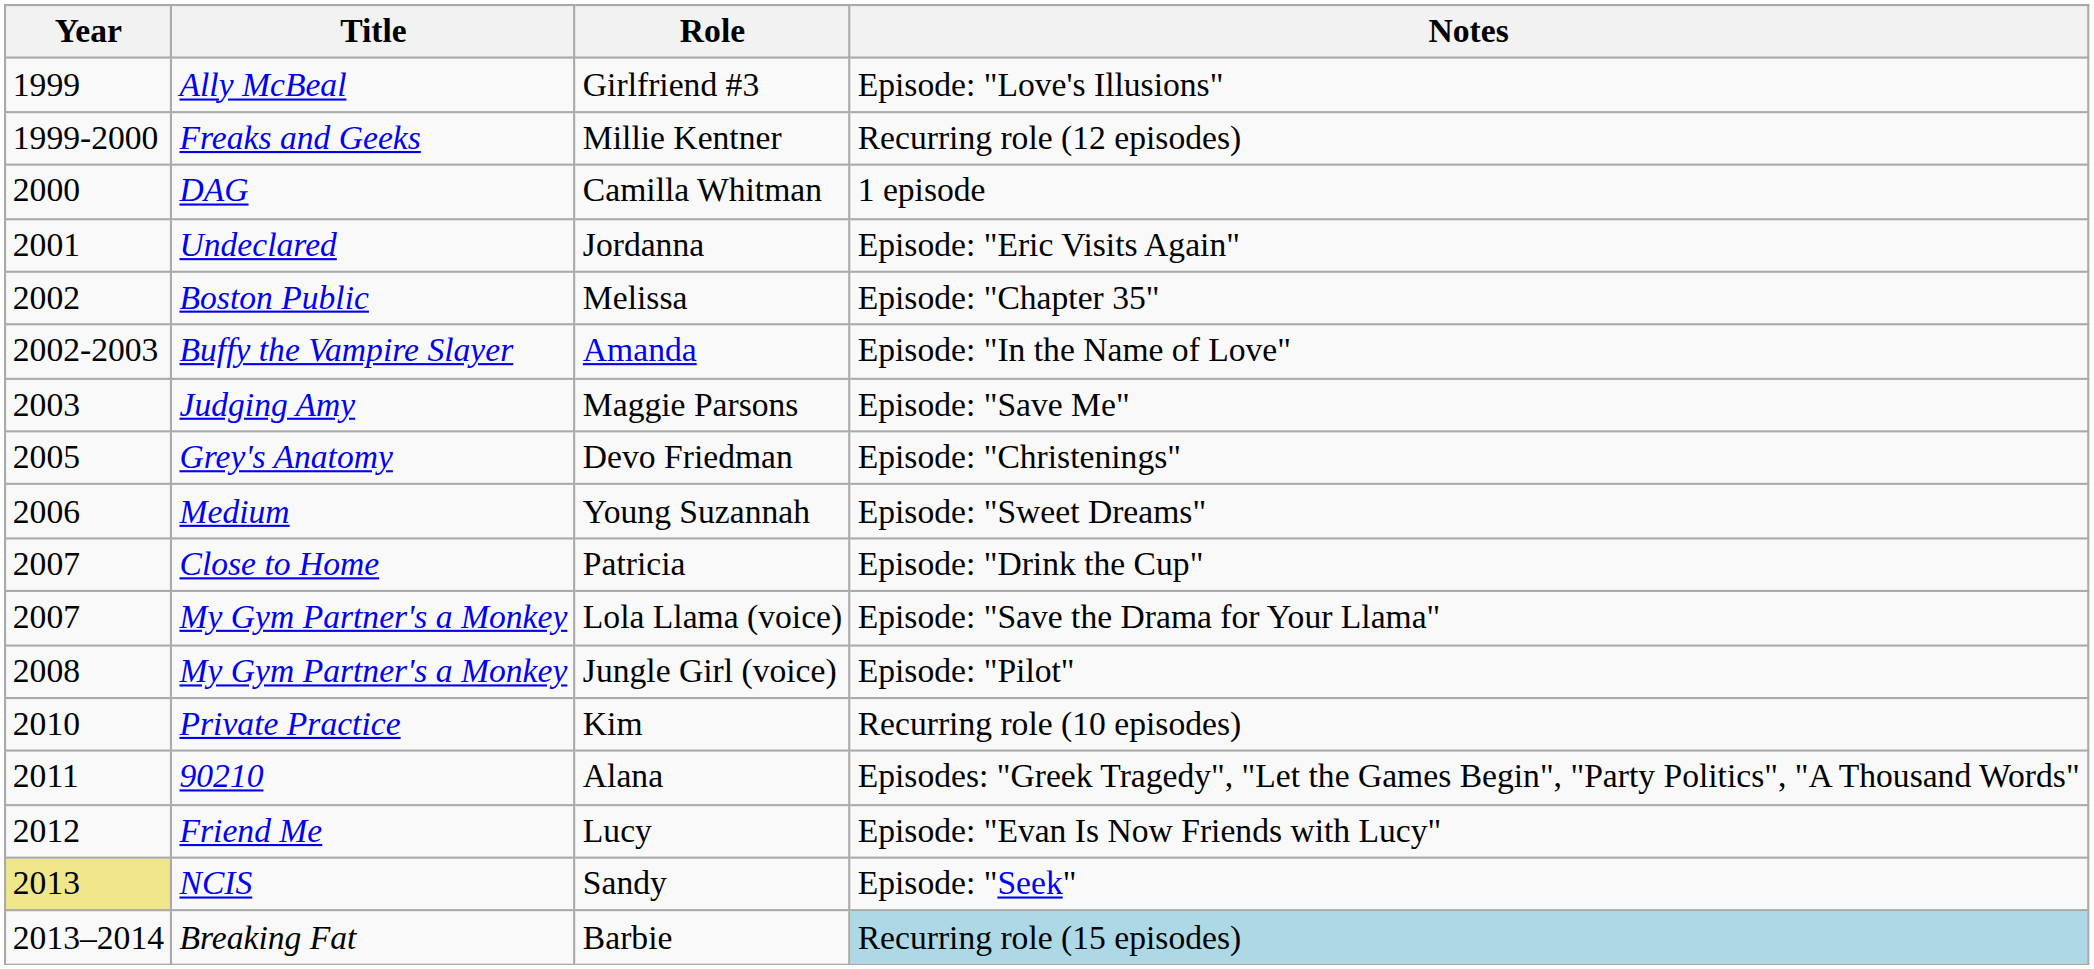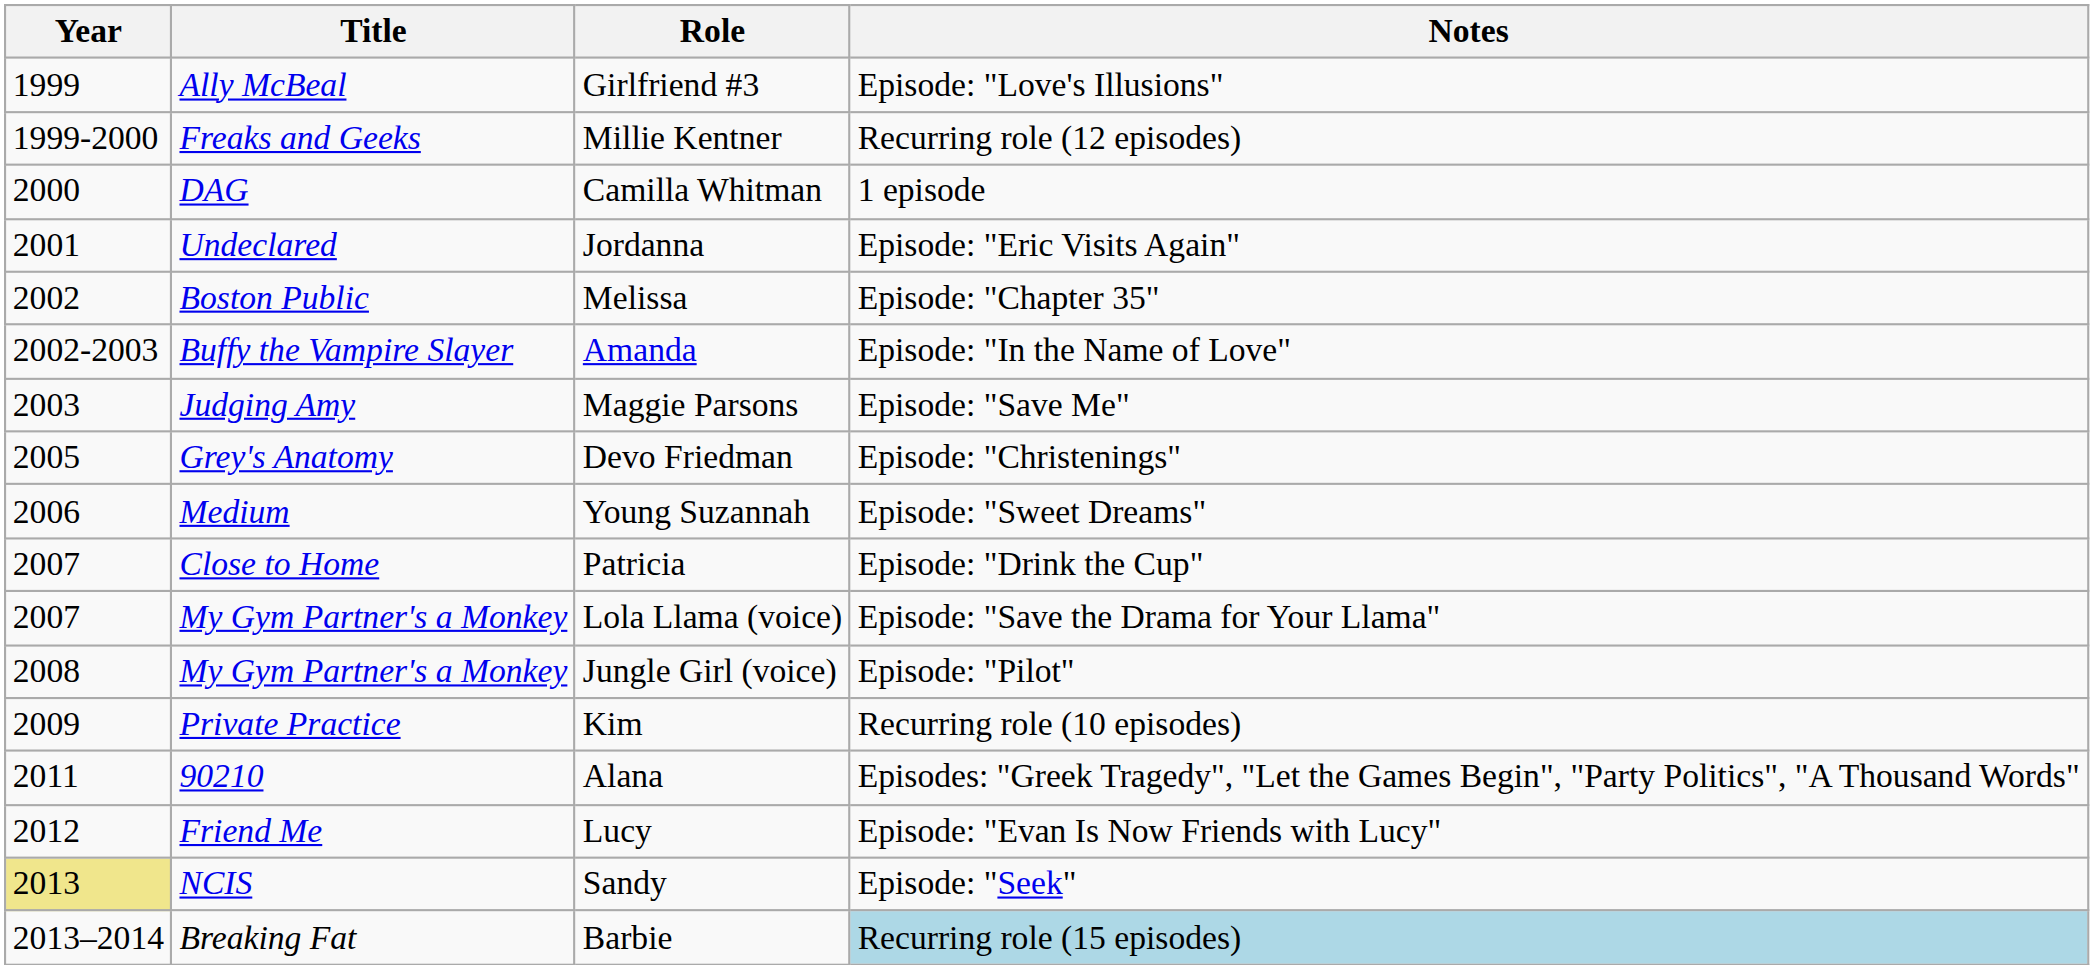(46, 723) 2010 -> (46, 723) 2009
